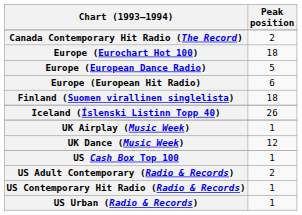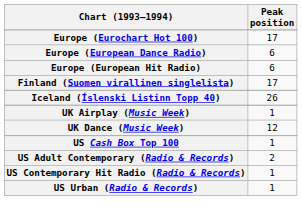- row: (126, 38)
(272, 53) 18 -> (272, 38) 17
(272, 68) 5 -> (272, 53) 6
(272, 98) 18 -> (272, 83) 17
